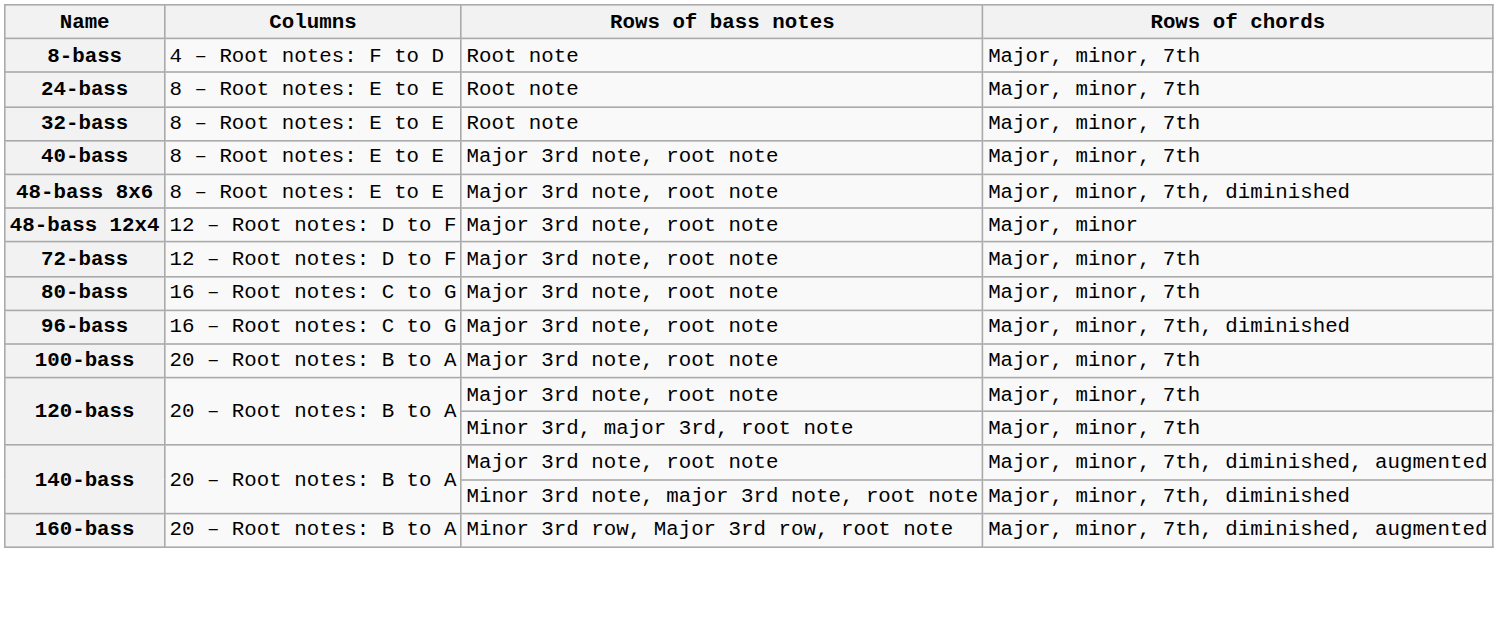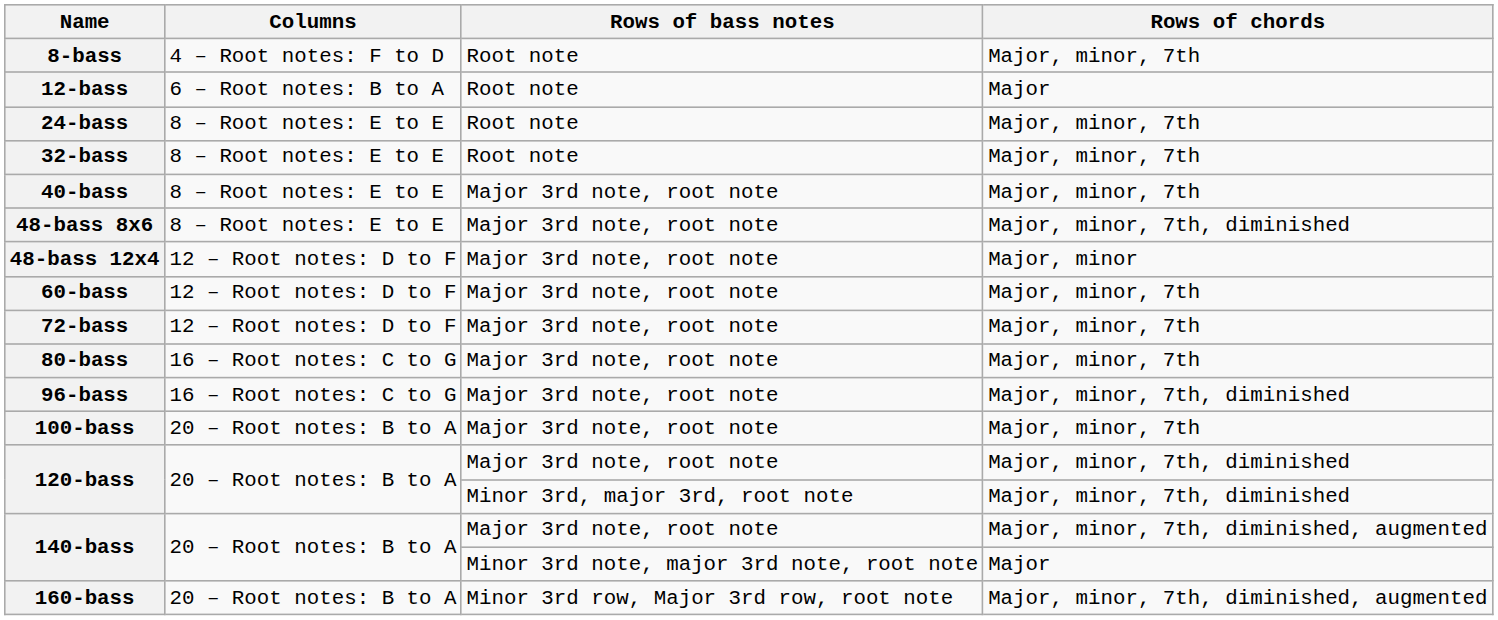+ row: (85, 90)
+ row: (85, 293)
(1094, 395) Major, minor, 7th -> (1169, 462) Major, minor, 7th, diminished
(1094, 429) Major, minor, 7th -> (1169, 496) Major, minor, 7th, diminished
(1169, 496) Major, minor, 7th, diminished -> (1019, 564) Major
